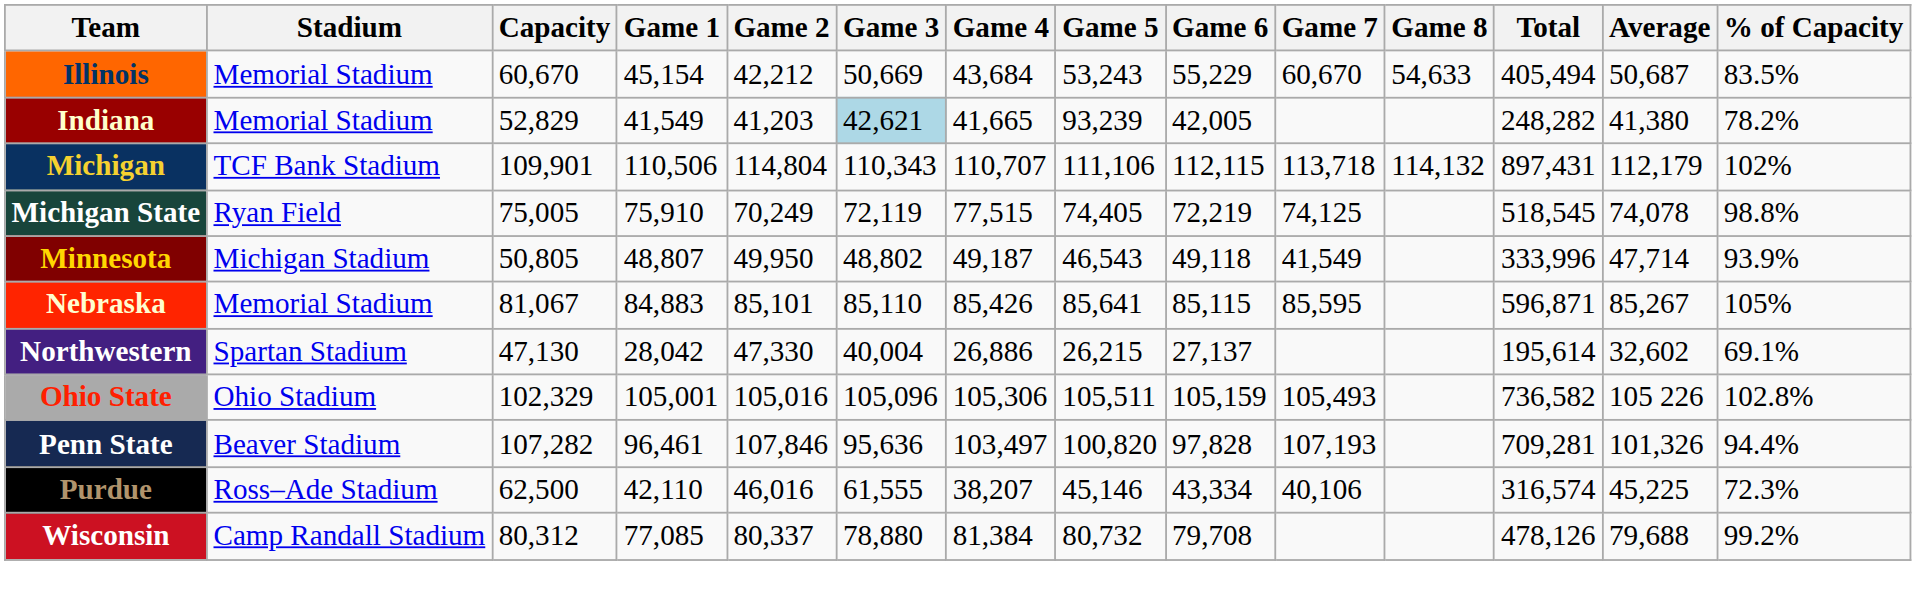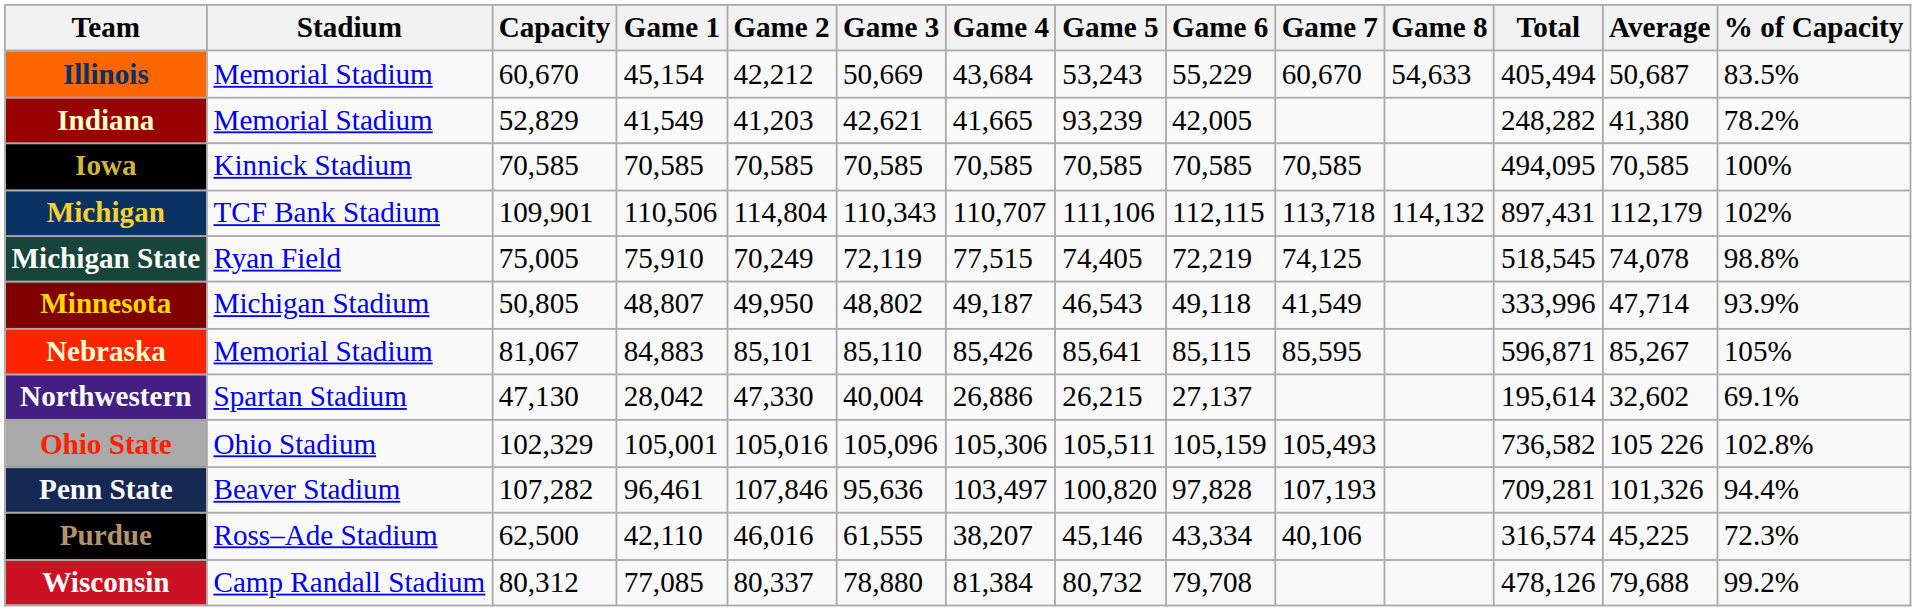(883, 119) lightblue background -> (883, 119) no background
+ row: (106, 166)
